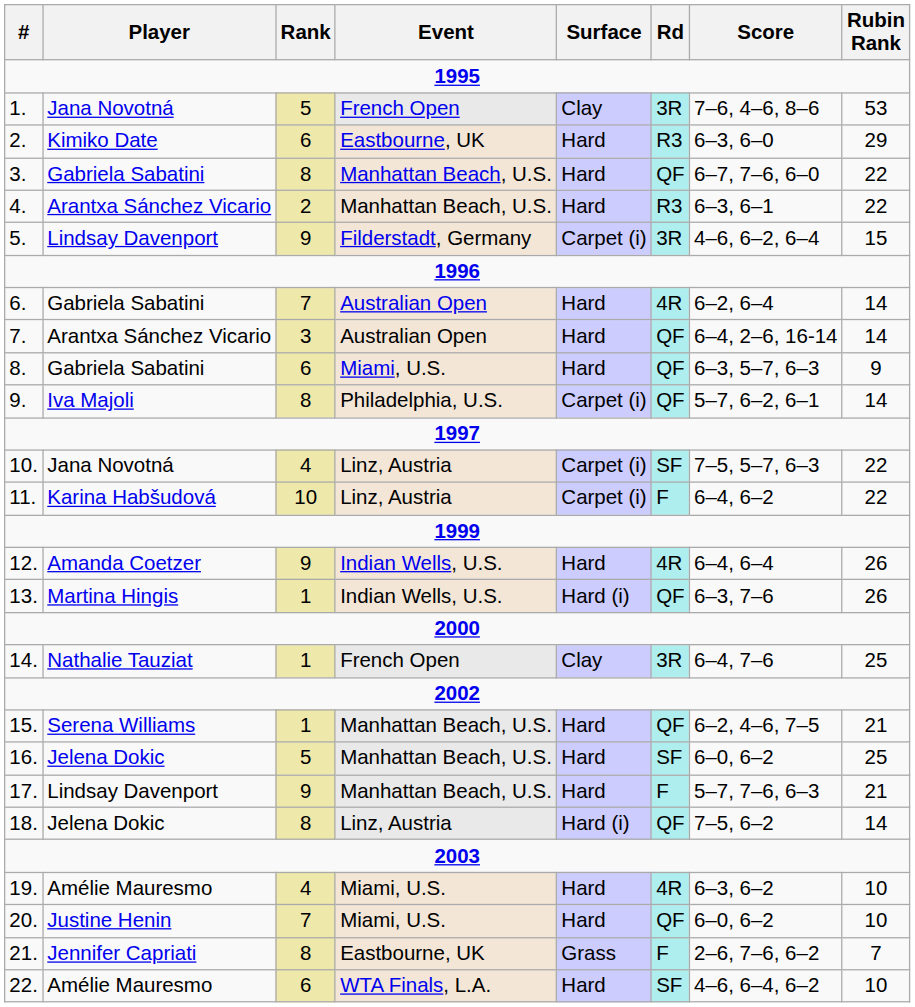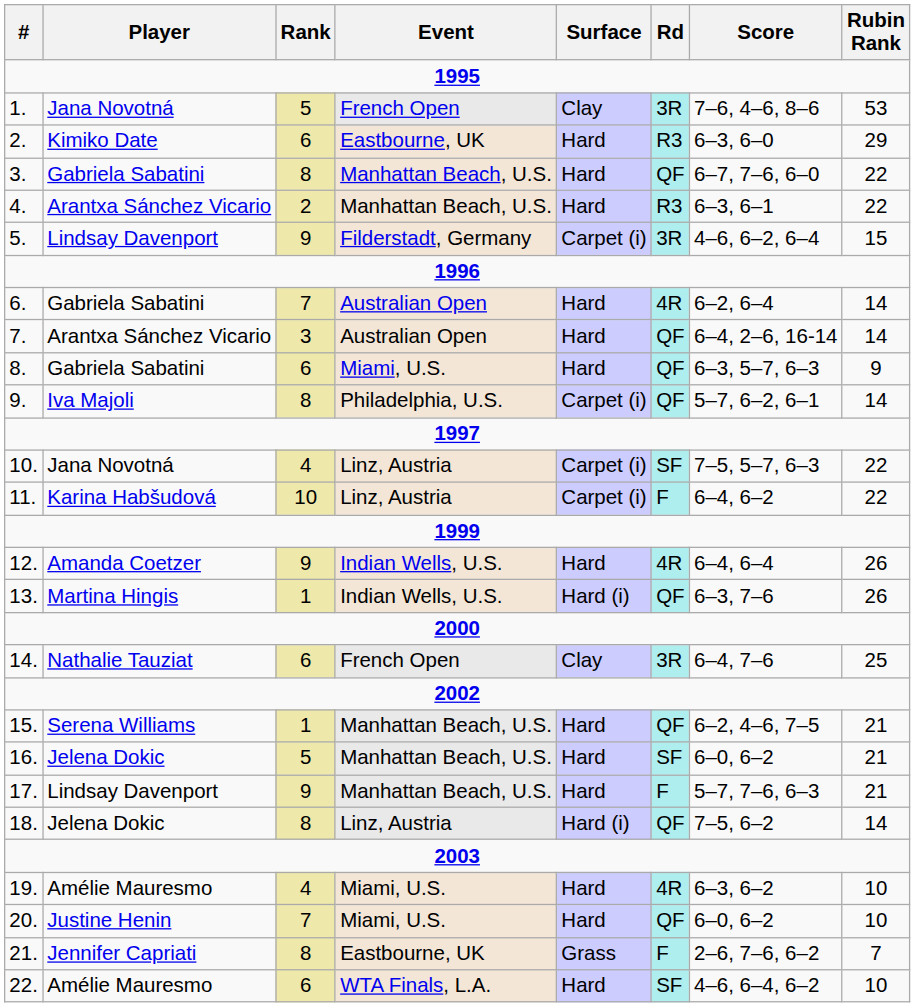(306, 660) 1 -> (306, 660) 6
(876, 758) 25 -> (876, 758) 21
